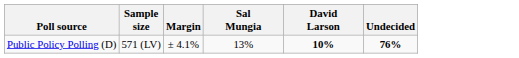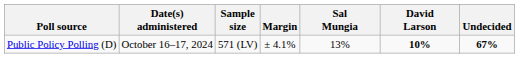+ column: (167, 20)
(391, 44) 76% -> (487, 44) 67%
